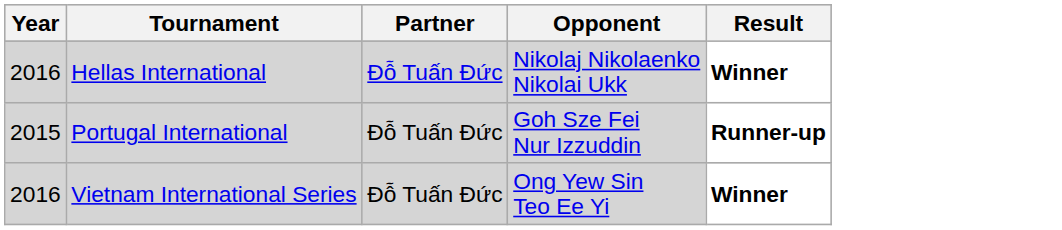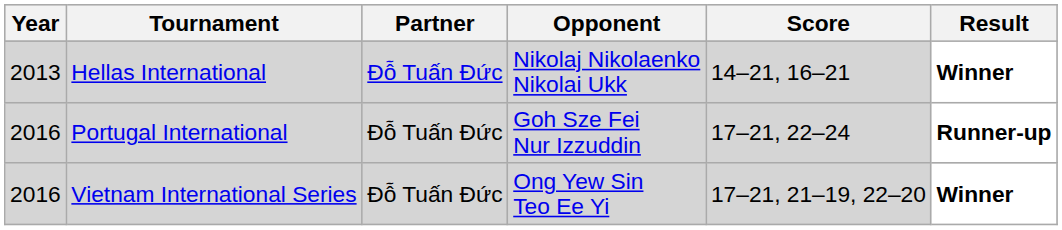+ column: (818, 23)
(35, 72) 2016 -> (35, 72) 2013
(35, 133) 2015 -> (35, 133) 2016
